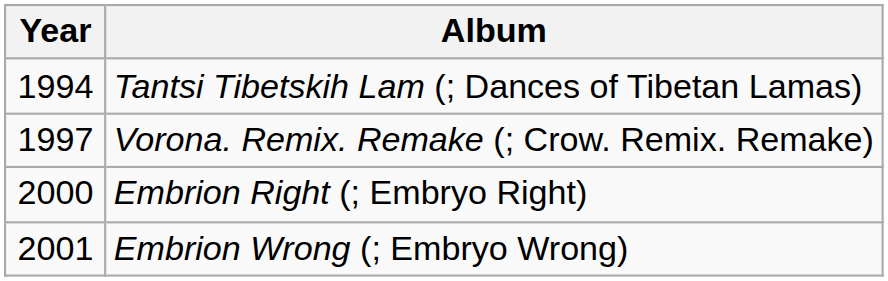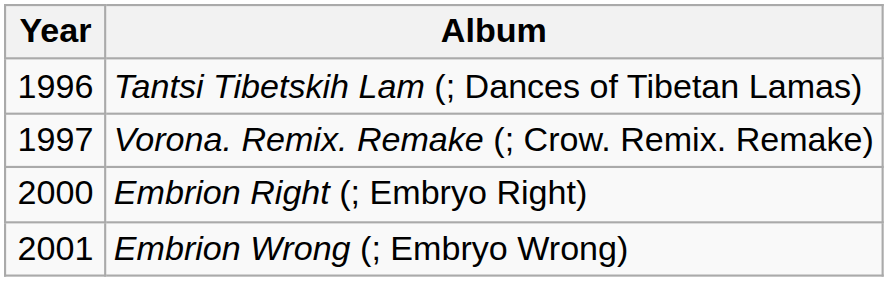(56, 85) 1994 -> (56, 85) 1996
